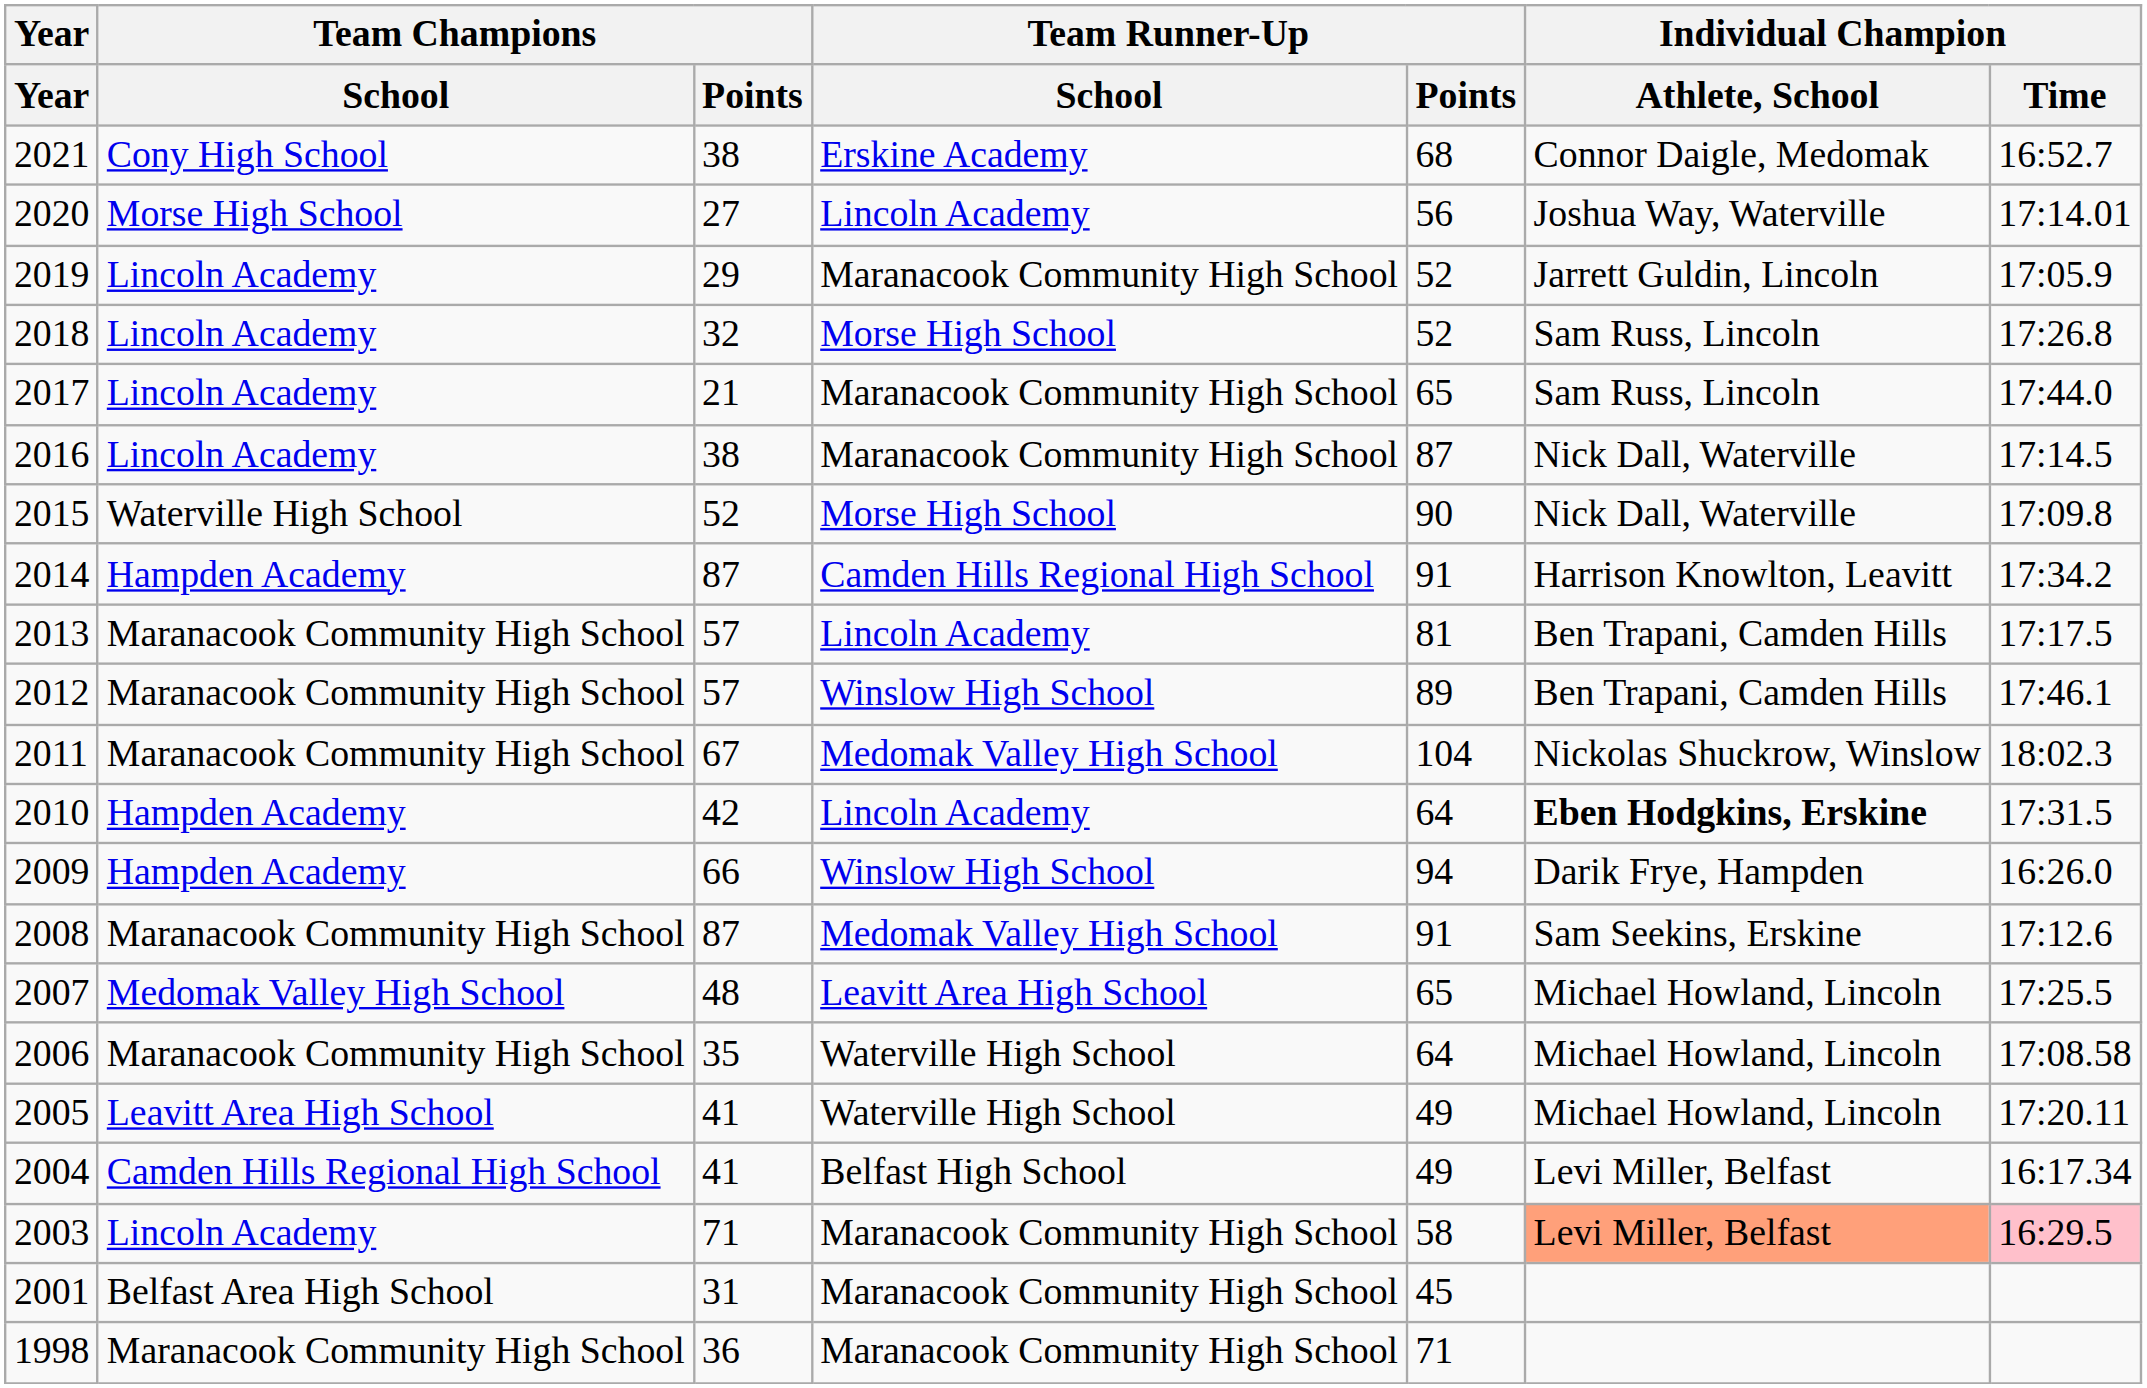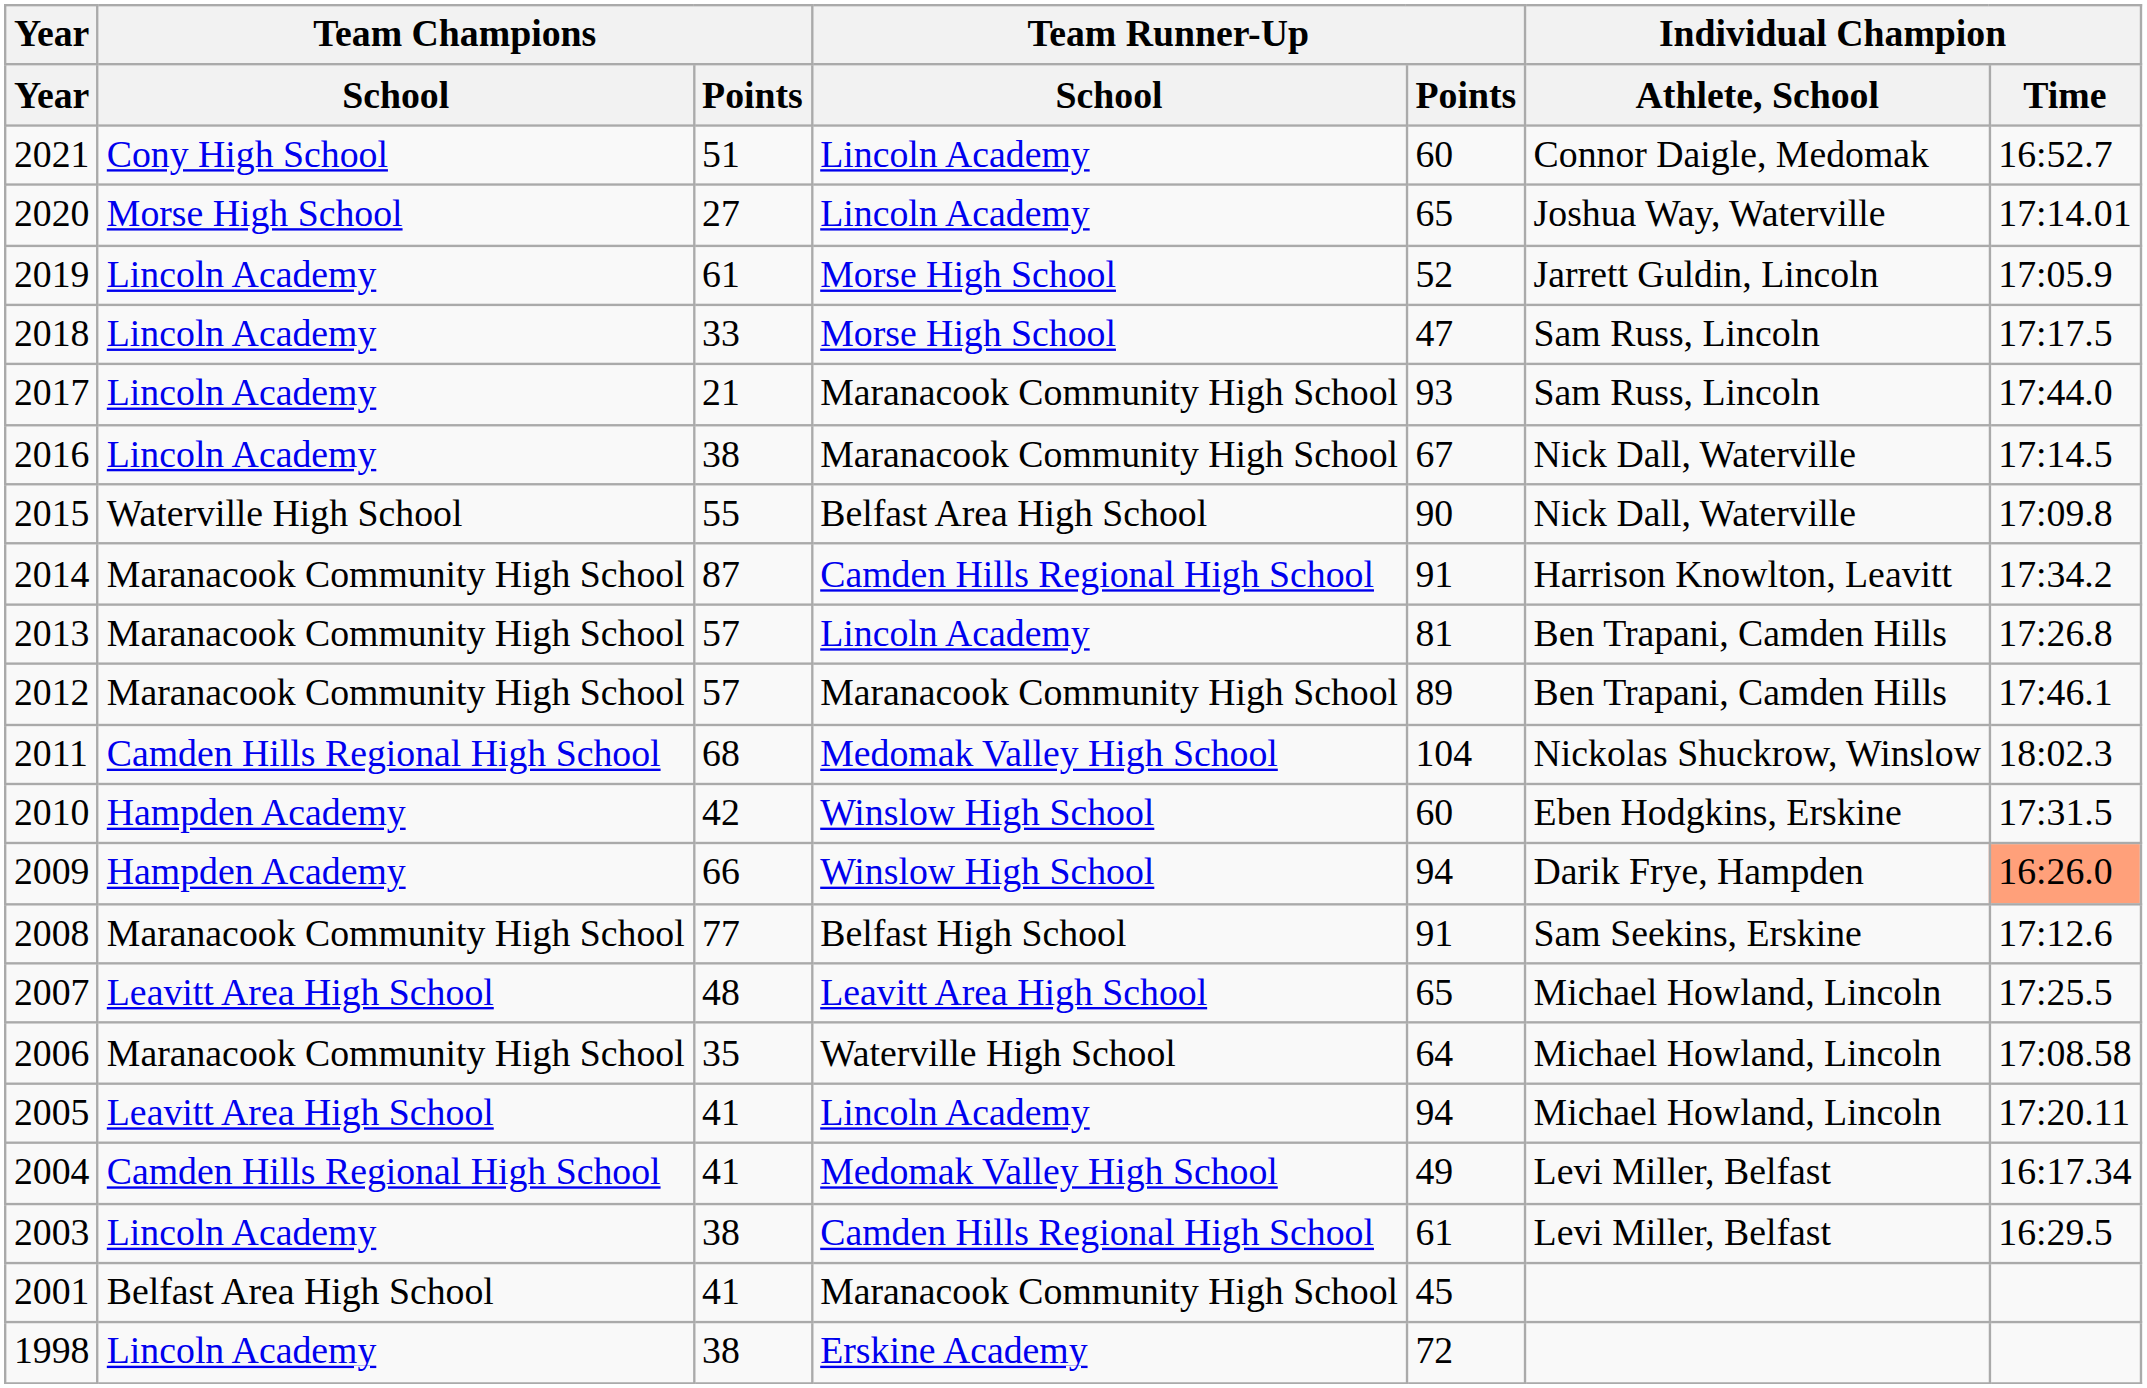(721, 154) 38 -> (721, 154) 51
(954, 154) Erskine Academy -> (955, 154) Lincoln Academy
(1434, 154) 68 -> (1434, 154) 60
(1434, 214) 56 -> (1434, 214) 65
(721, 273) 29 -> (721, 273) 61
(1109, 273) Maranacook Community High School -> (968, 273) Morse High School
(721, 333) 32 -> (721, 333) 33
(1434, 333) 52 -> (1434, 333) 47
(2056, 333) 17:26.8 -> (2056, 333) 17:17.5
(1434, 393) 65 -> (1434, 393) 93
(1434, 453) 87 -> (1434, 453) 67
(721, 513) 52 -> (721, 513) 55
(968, 513) Morse High School -> (1014, 513) Belfast Area High School
(256, 573) Hampden Academy -> (396, 573) Maranacook Community High School
(2056, 633) 17:17.5 -> (2056, 633) 17:26.8
(987, 693) Winslow High School -> (1109, 693) Maranacook Community High School
(396, 753) Maranacook Community High School -> (384, 753) Camden Hills Regional High School
(721, 753) 67 -> (721, 753) 68
(955, 812) Lincoln Academy -> (987, 812) Winslow High School
(1434, 812) 64 -> (1434, 812) 60
(1730, 812) bold -> (1718, 812) normal
(2056, 872) no background -> (2056, 872) lightsalmon background
(721, 932) 87 -> (721, 932) 77
(1049, 932) Medomak Valley High School -> (973, 932) Belfast High School
(336, 992) Medomak Valley High School -> (300, 992) Leavitt Area High School
(998, 1112) Waterville High School -> (955, 1112) Lincoln Academy
(1434, 1112) 49 -> (1434, 1112) 94
(973, 1172) Belfast High School -> (1049, 1172) Medomak Valley High School
(721, 1232) 71 -> (721, 1232) 38
(1109, 1232) Maranacook Community High School -> (1097, 1232) Camden Hills Regional High School
(1434, 1232) 58 -> (1434, 1232) 61
(1682, 1232) lightsalmon background -> (1682, 1232) no background
(2056, 1232) pink background -> (2056, 1232) no background
(721, 1292) 31 -> (721, 1292) 41
(396, 1351) Maranacook Community High School -> (242, 1351) Lincoln Academy
(721, 1351) 36 -> (721, 1351) 38
(1109, 1351) Maranacook Community High School -> (954, 1351) Erskine Academy
(1434, 1351) 71 -> (1434, 1351) 72
